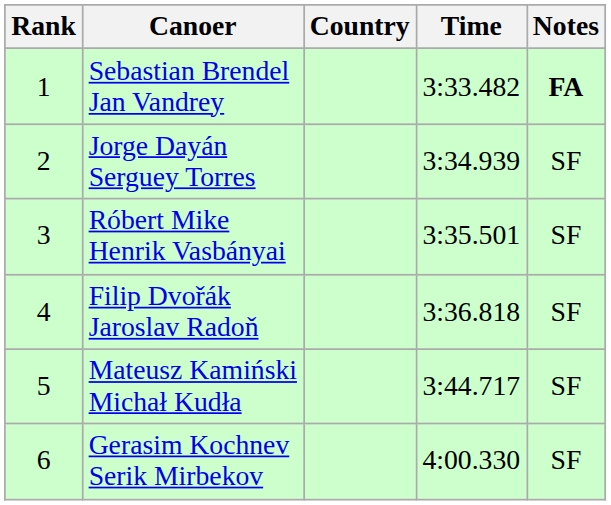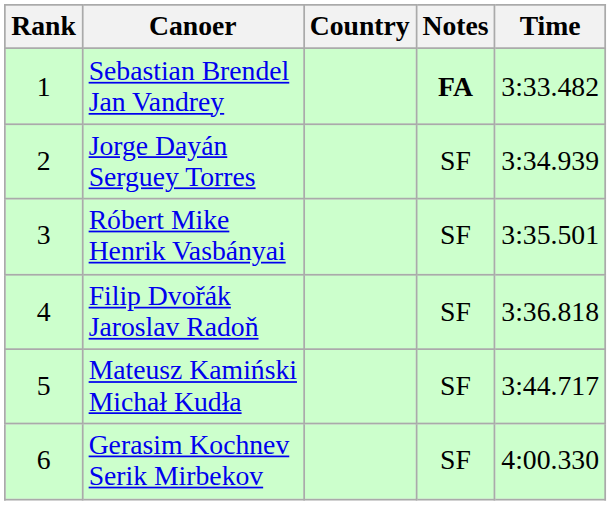columns swapped: (471, 26) <-> (566, 26)
